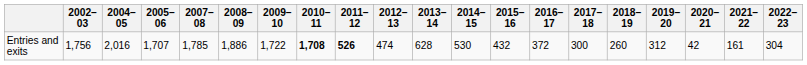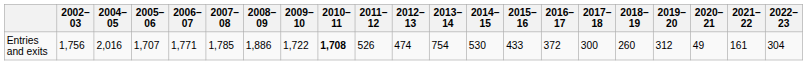+ column: (187, 18)
(346, 46) bold -> (366, 46) normal
(424, 46) 628 -> (440, 46) 754
(502, 46) 432 -> (515, 46) 433
(693, 46) 42 -> (698, 46) 49
